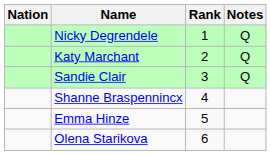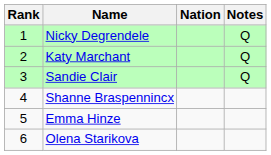columns swapped: (205, 14) <-> (28, 14)
